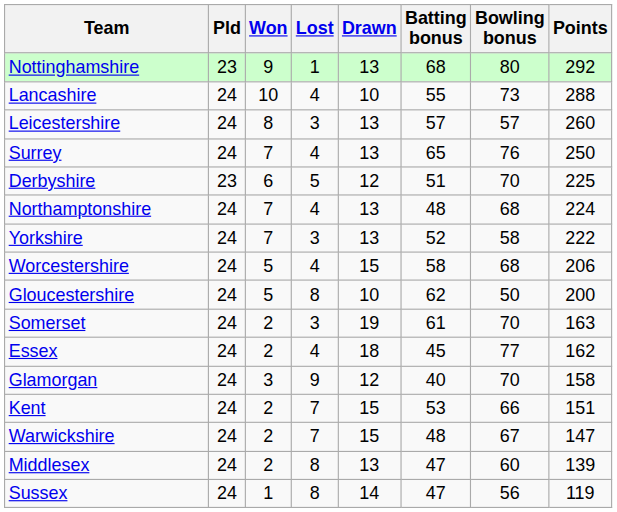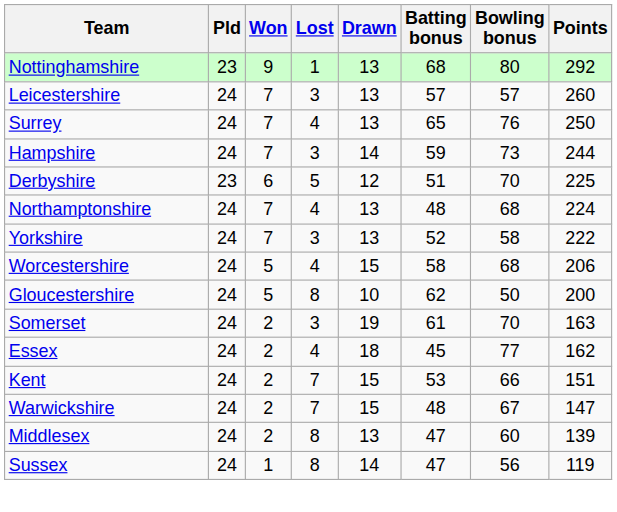- row: (53, 95)
(268, 124) 8 -> (268, 95) 7
+ row: (52, 152)
- row: (53, 379)
